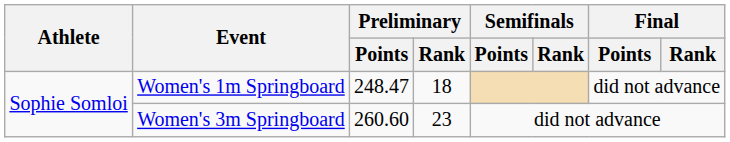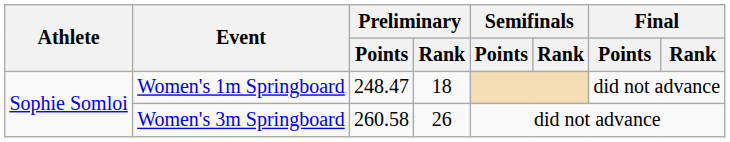(382, 120) 260.60 -> (382, 120) 260.58
(442, 120) 23 -> (442, 120) 26
